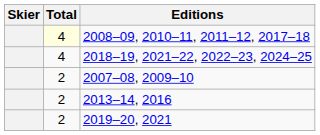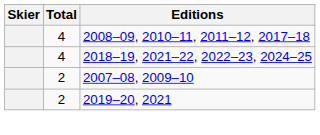(61, 36) lightyellow background -> (61, 36) no background
- row: (127, 99)
